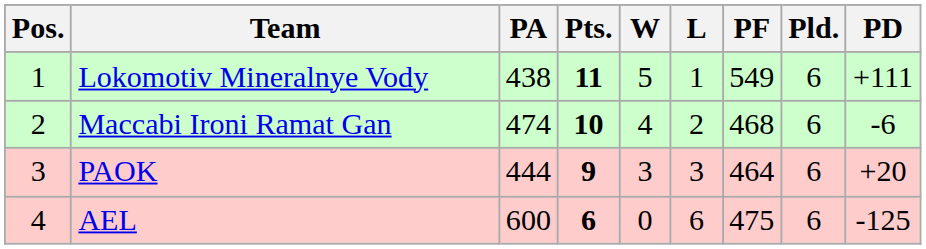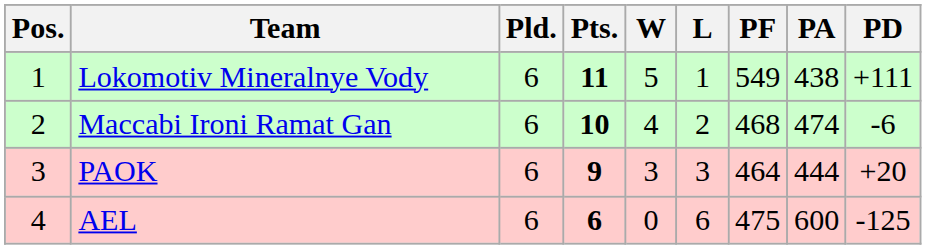columns swapped: (814, 28) <-> (528, 28)
